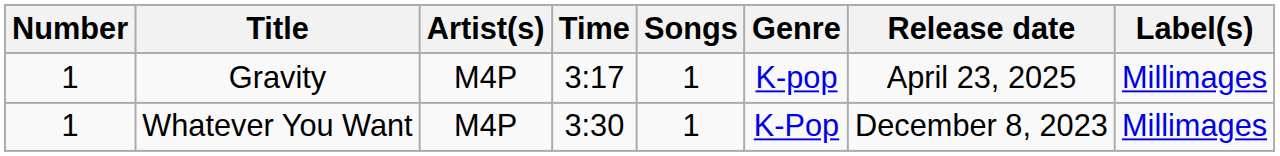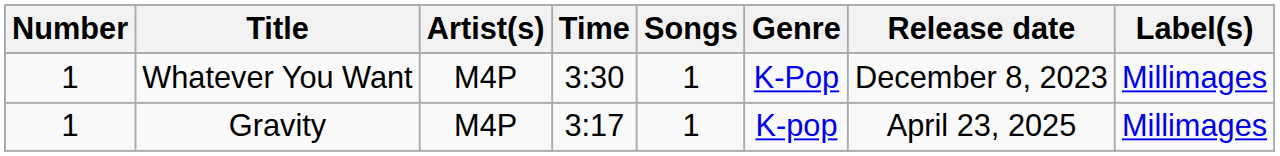rows swapped: (277, 126) <-> (277, 77)
